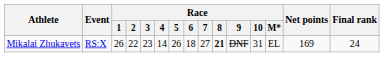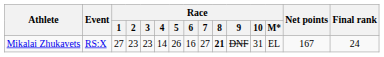(119, 44) 26 -> (119, 44) 27
(133, 44) 22 -> (133, 44) 23
(191, 44) 18 -> (191, 44) 16
(307, 44) 169 -> (307, 44) 167
